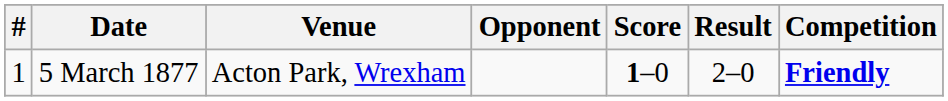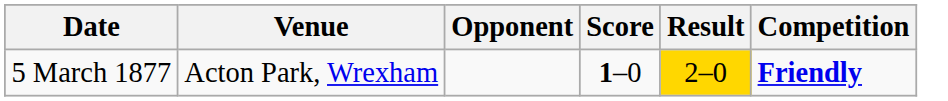- column: (19, 27)
(733, 72) no background -> (706, 72) gold background
